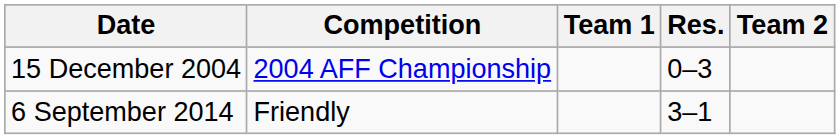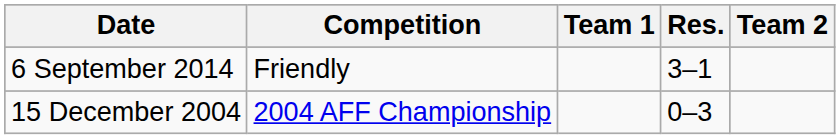rows swapped: (126, 68) <-> (122, 111)
